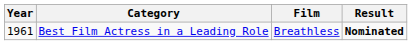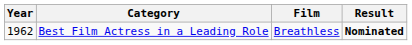(20, 31) 1961 -> (20, 31) 1962
